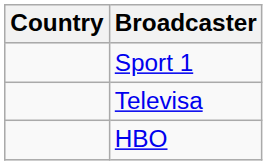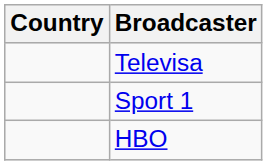rows swapped: (154, 62) <-> (159, 100)
